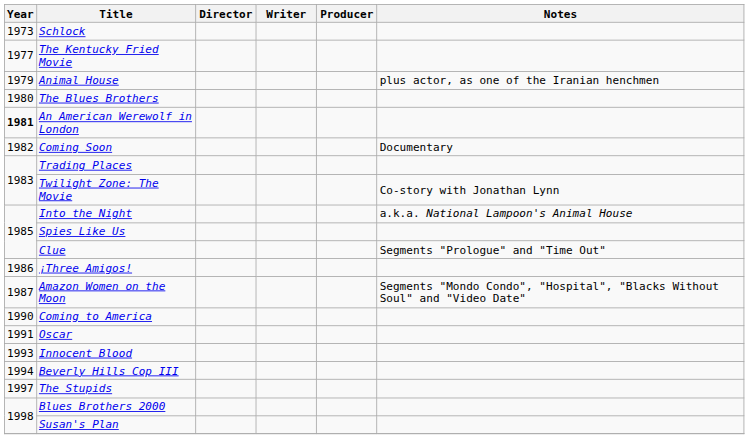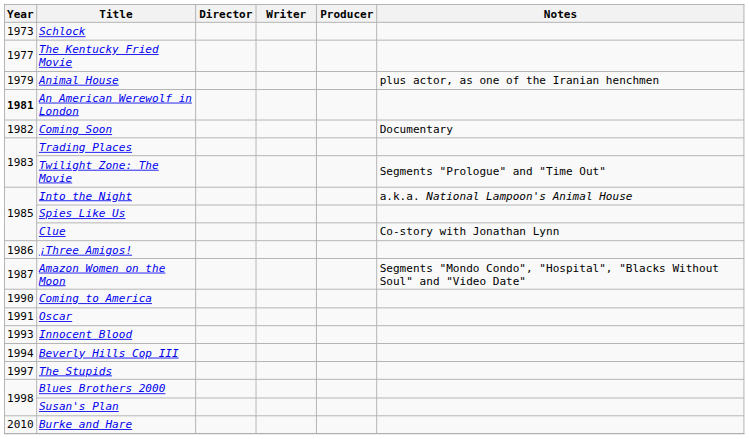- row: (99, 98)
(469, 189) Co-story with Jonathan Lynn -> (493, 171) Segments "Prologue" and "Time Out"
(493, 250) Segments "Prologue" and "Time Out" -> (469, 232) Co-story with Jonathan Lynn
+ row: (86, 425)
